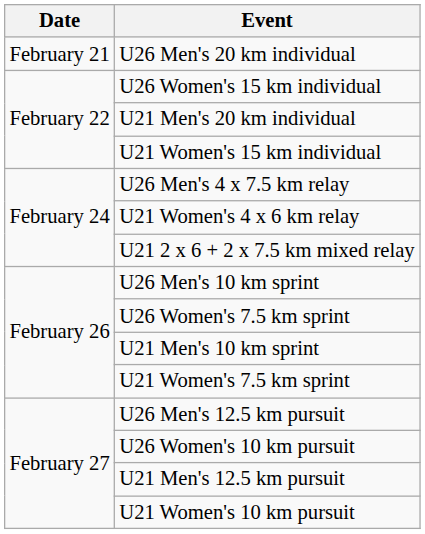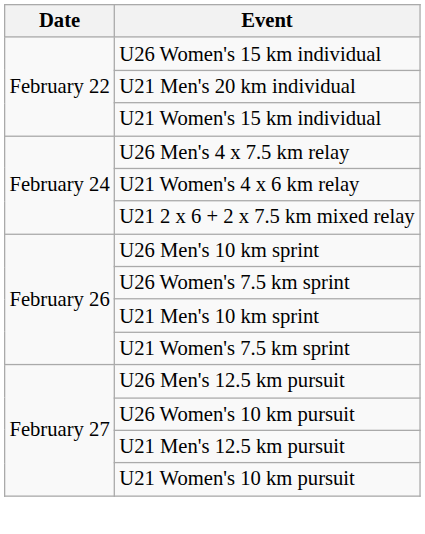- row: (237, 53)
